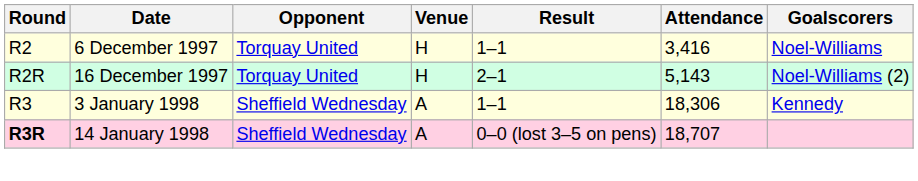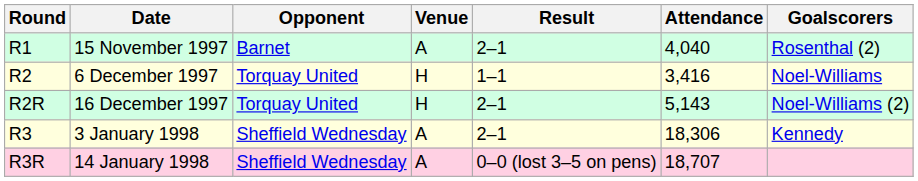+ row: (151, 47)
(492, 104) 1–1 -> (492, 133) 2–1
(27, 133) bold -> (27, 162) normal
